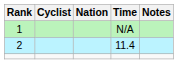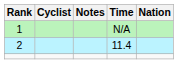columns swapped: (92, 12) <-> (156, 12)
